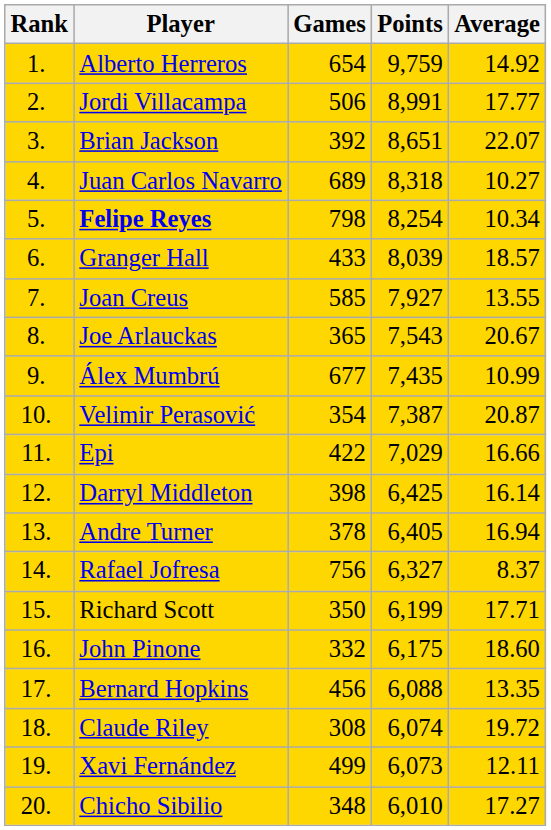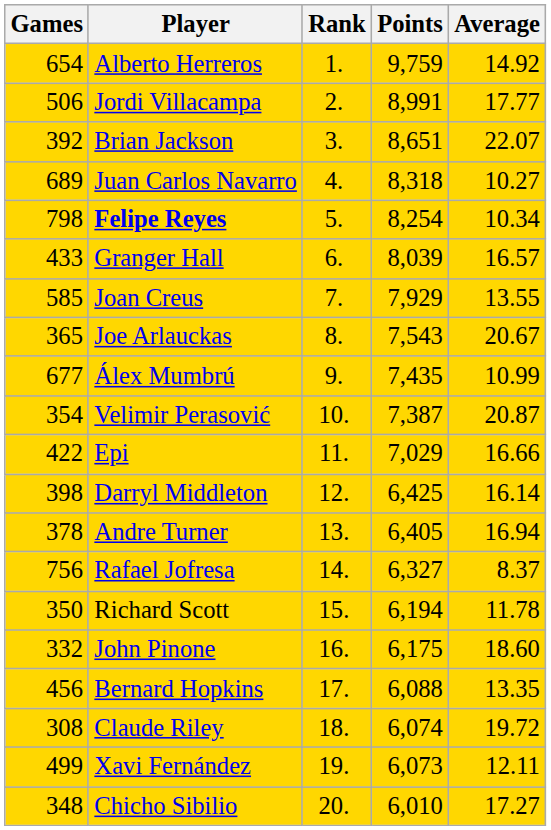columns swapped: (39, 24) <-> (330, 24)
(509, 258) 18.57 -> (509, 258) 16.57
(412, 297) 7,927 -> (412, 297) 7,929
(412, 610) 6,199 -> (412, 610) 6,194
(509, 610) 17.71 -> (510, 610) 11.78
